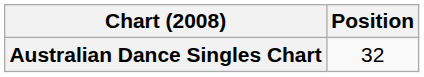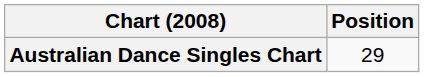(373, 54) 32 -> (373, 54) 29
